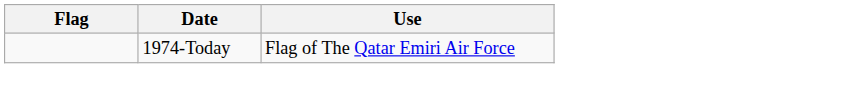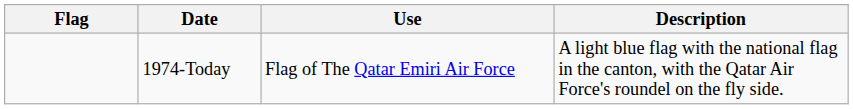+ column: (701, 18)
